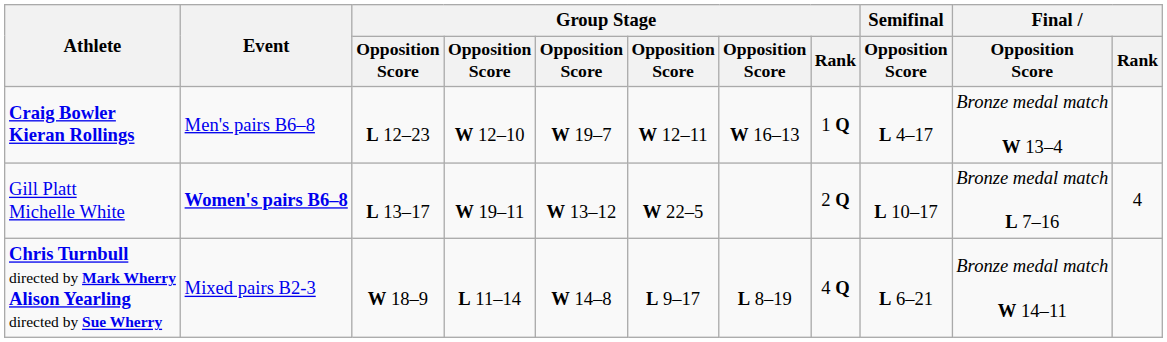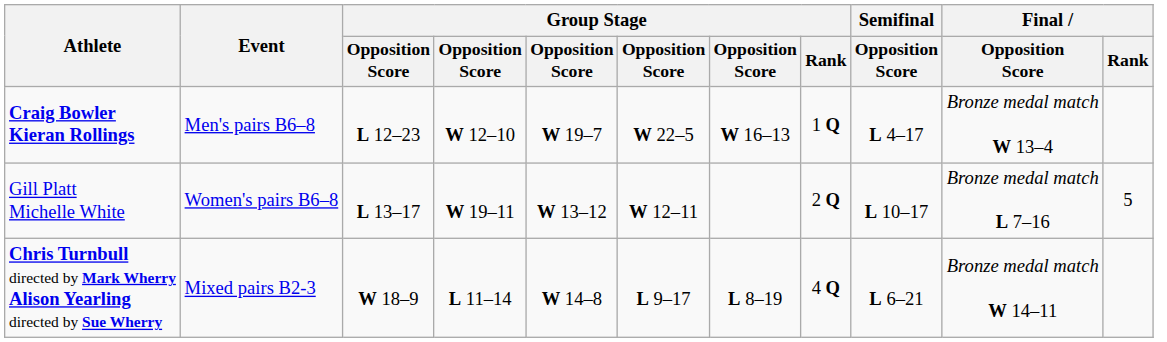(673, 135) W 12–11 -> (664, 135) W 22–5
(266, 200) bold -> (261, 200) normal
(673, 211) W 22–5 -> (664, 211) W 12–11
(1137, 200) 4 -> (1128, 200) 5
